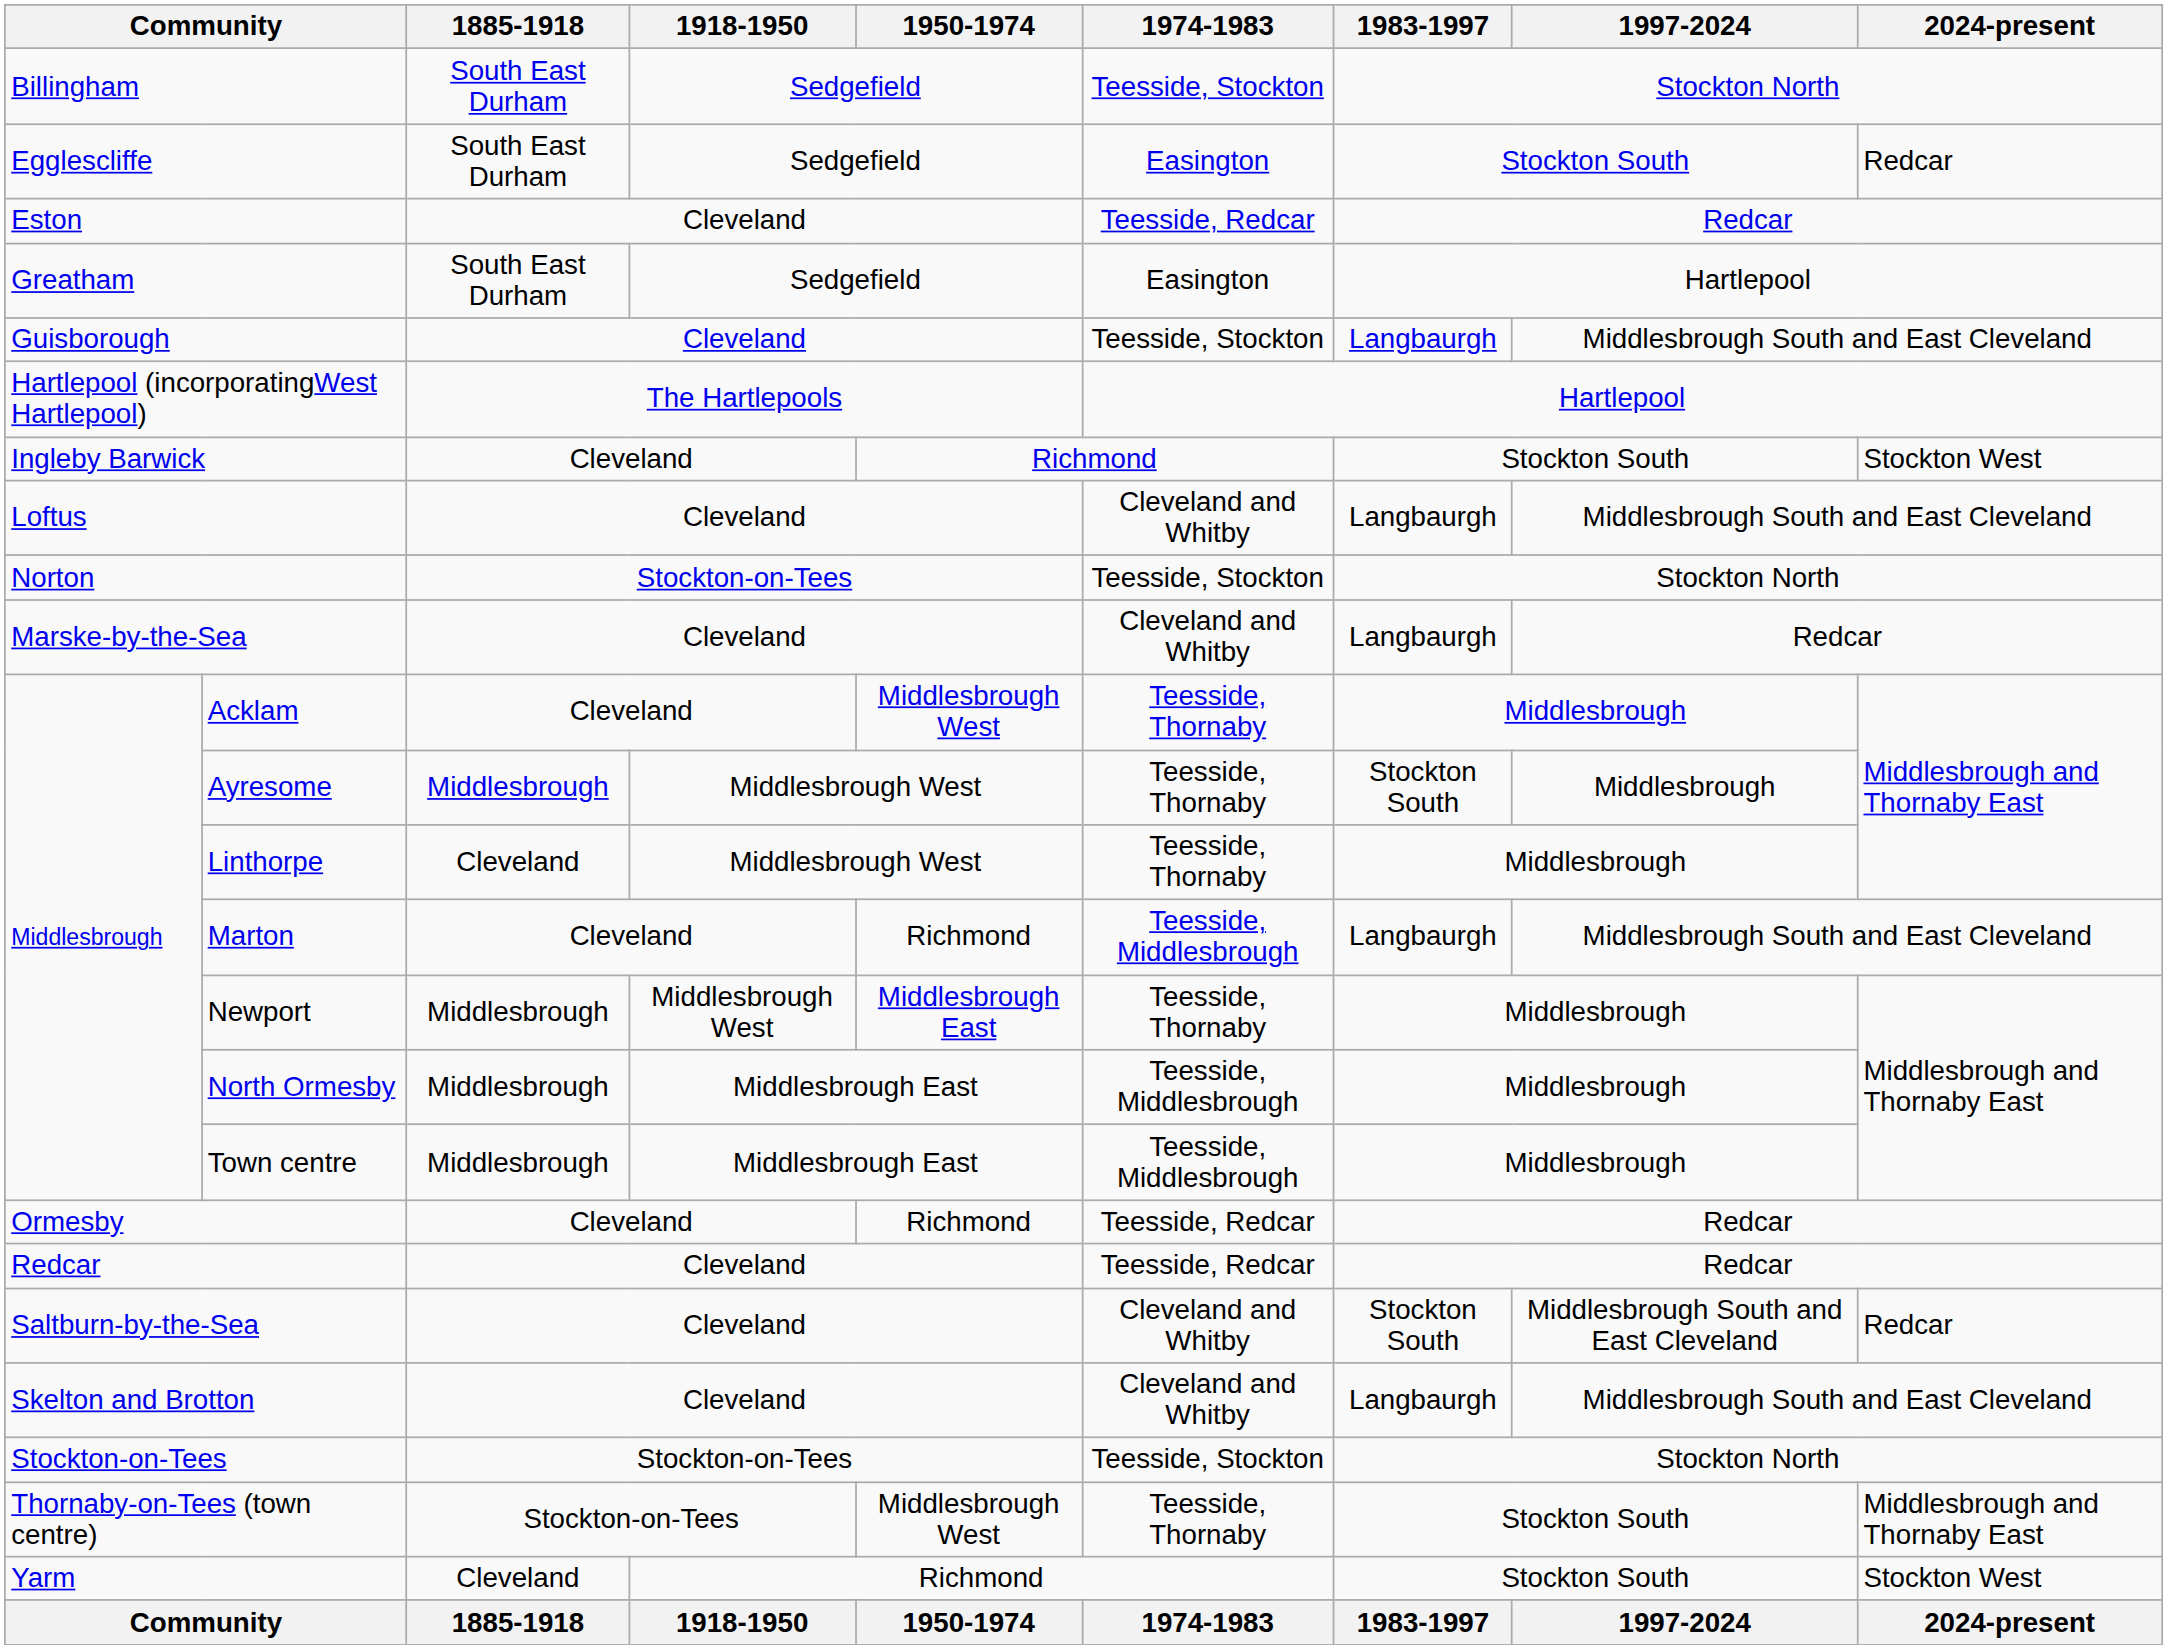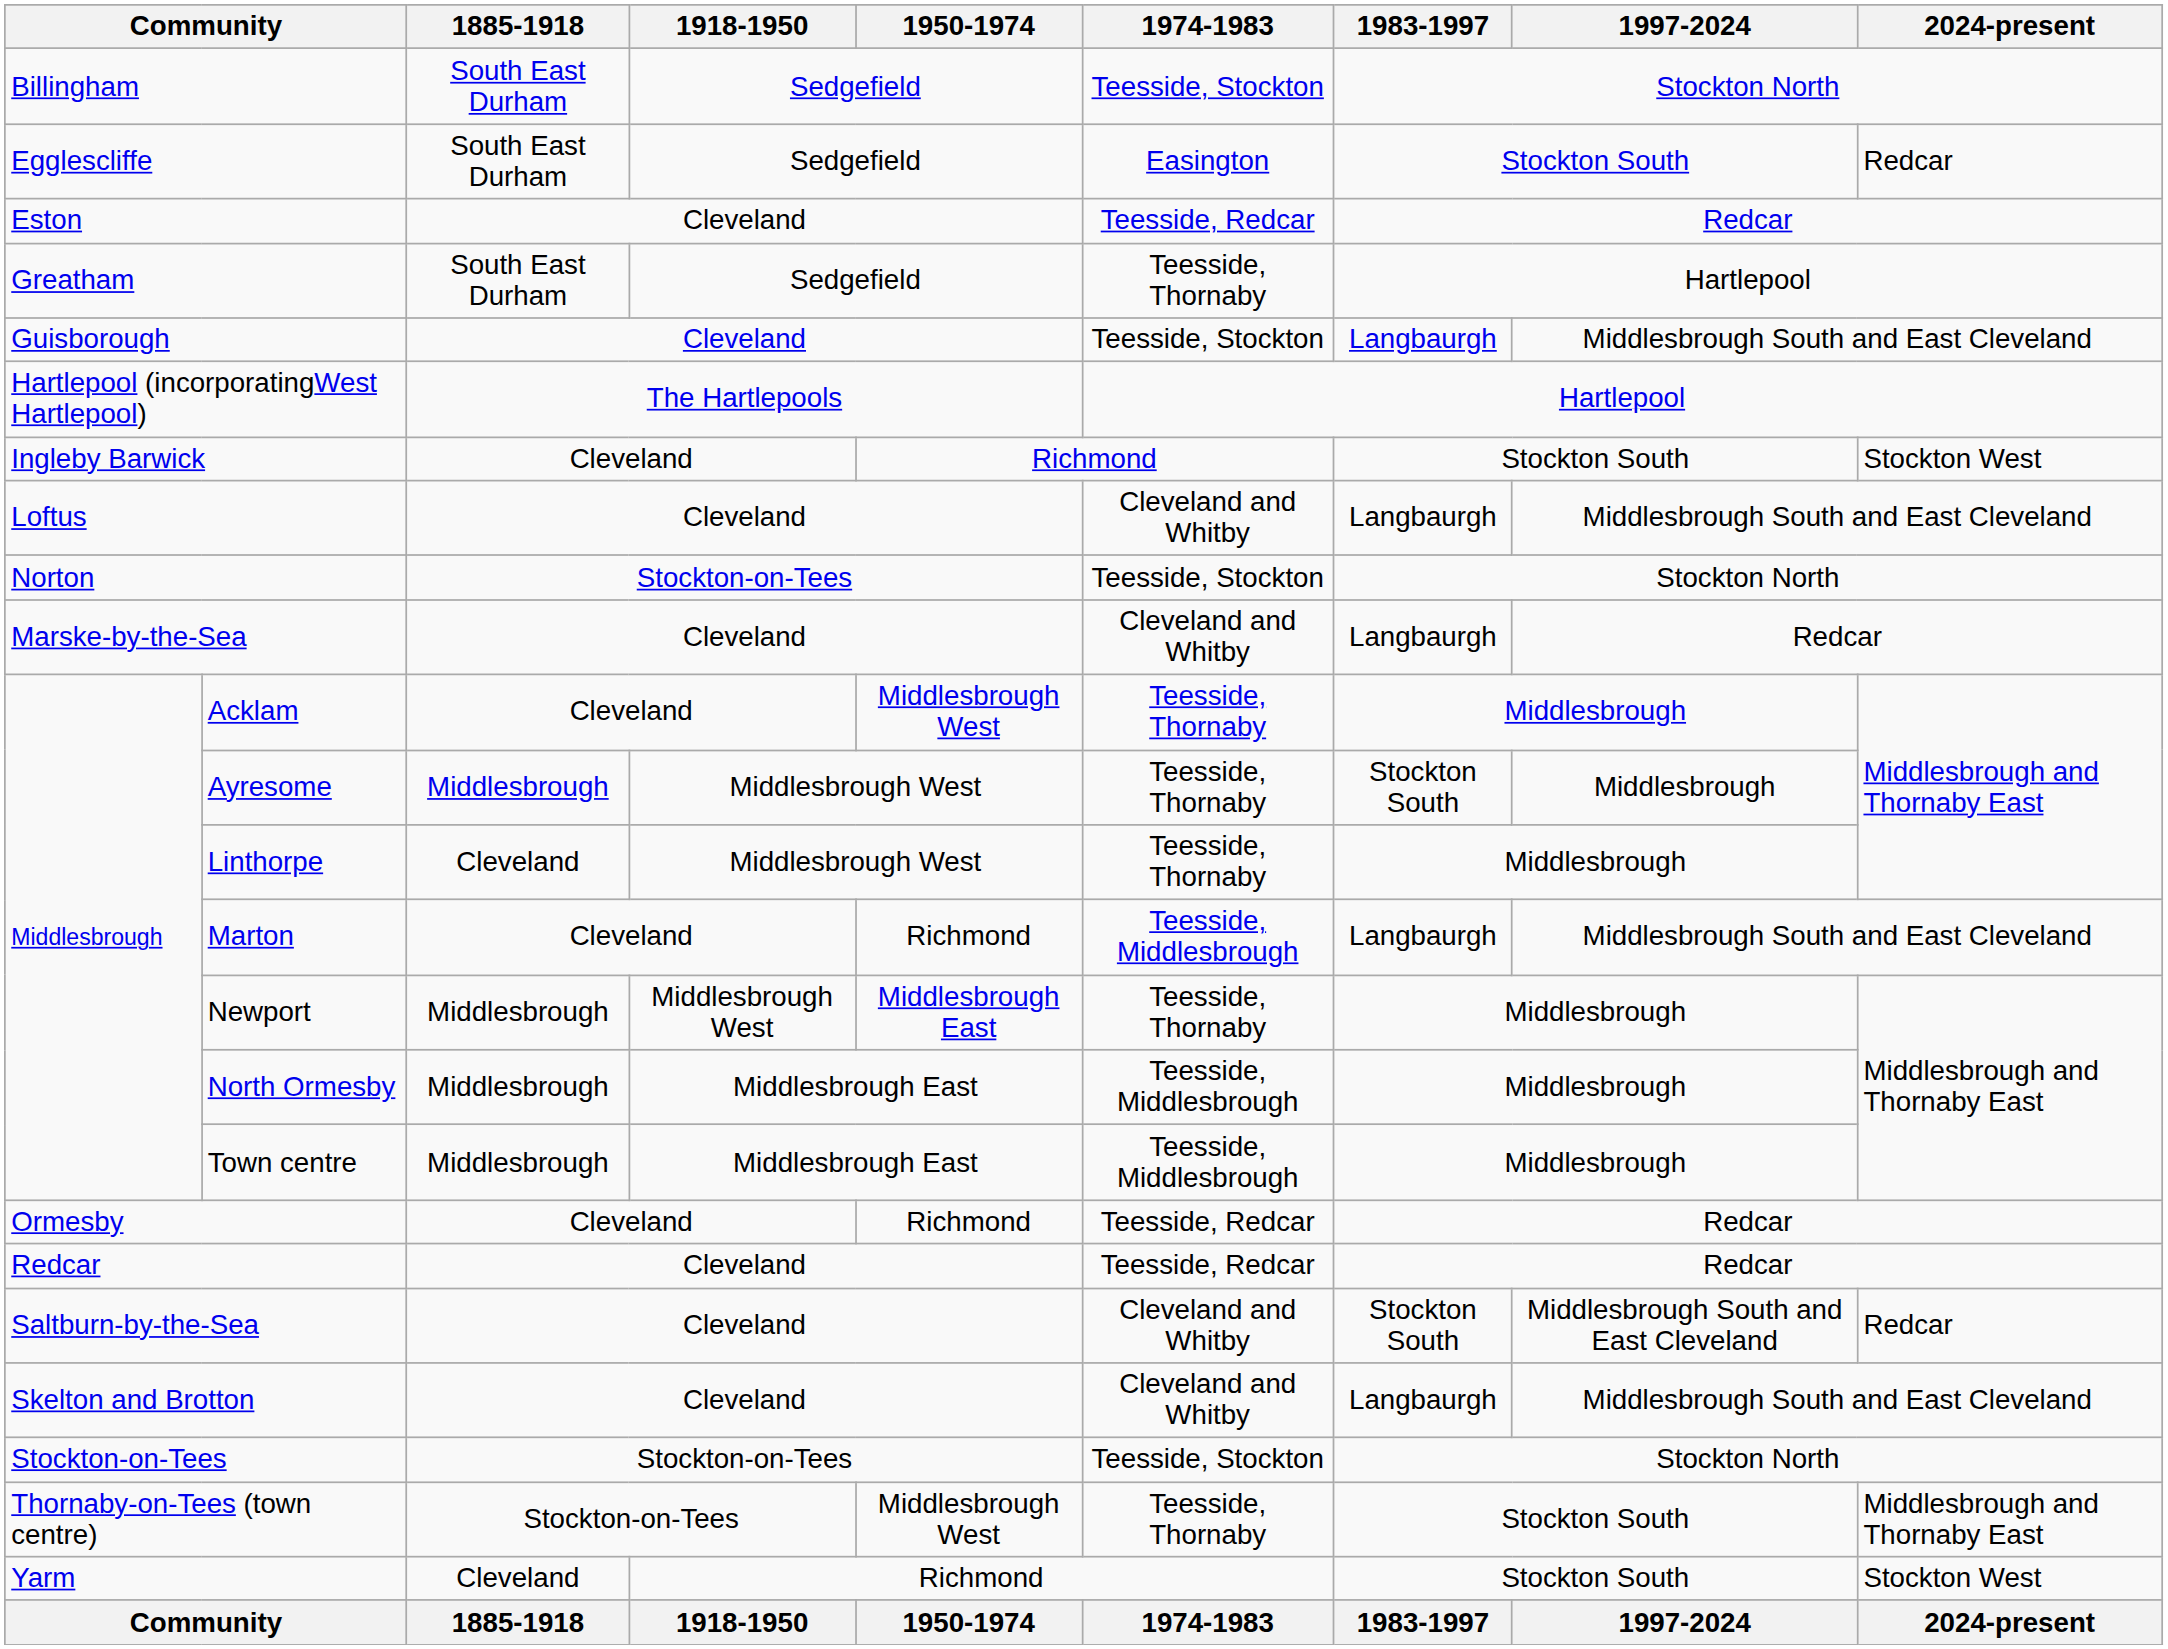(1208, 279) Easington -> (1208, 279) Teesside, Thornaby
